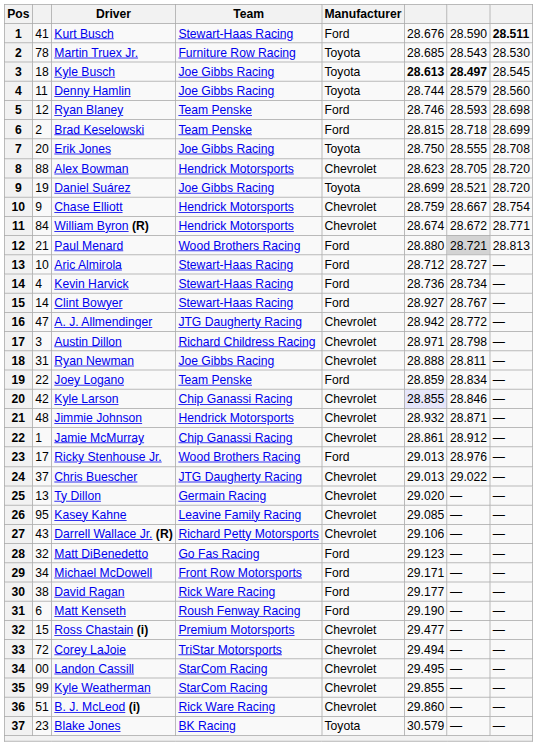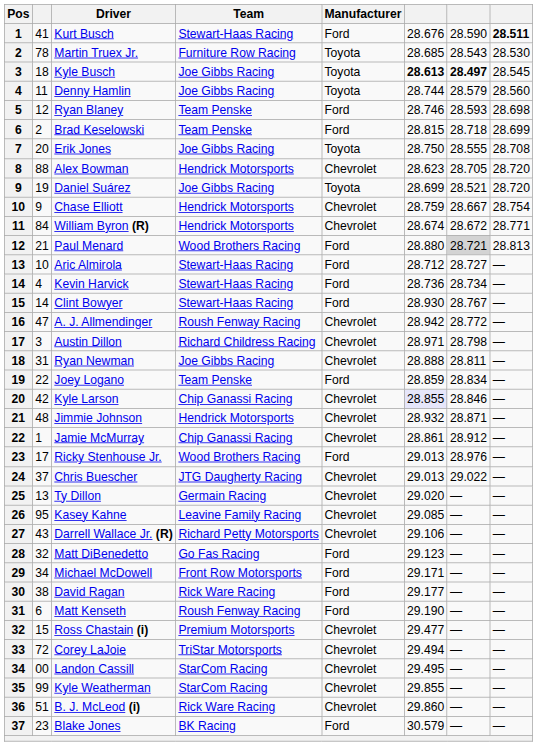(426, 303) 28.927 -> (426, 303) 28.930
(240, 322) JTG Daugherty Racing -> (239, 322) Roush Fenway Racing
(342, 726) Toyota -> (337, 726) Ford
